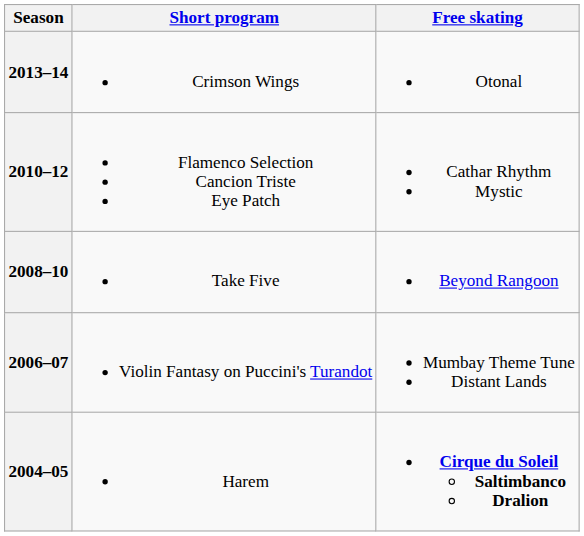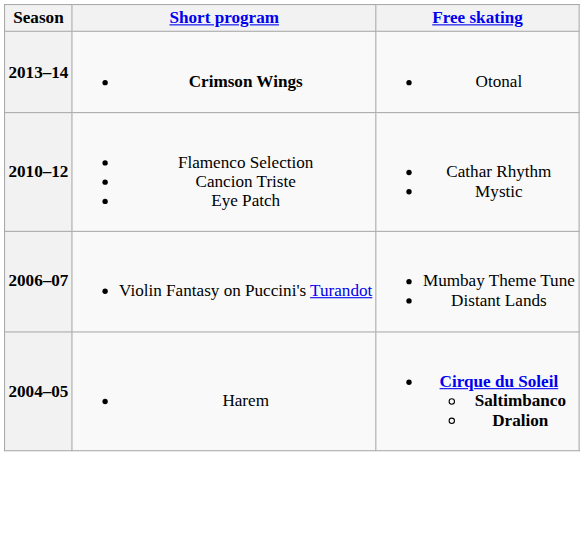(224, 82) normal -> (224, 82) bold
- row: (38, 271)
